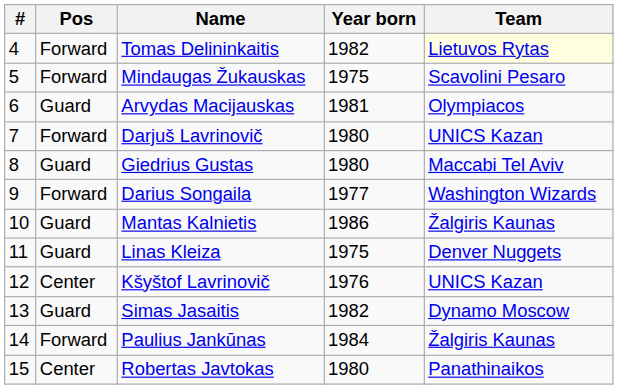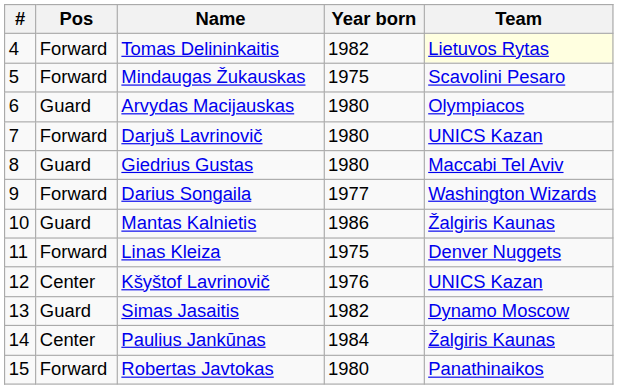(348, 106) 1981 -> (348, 106) 1980
(65, 252) Guard -> (74, 252) Forward
(74, 340) Forward -> (67, 340) Center
(67, 369) Center -> (74, 369) Forward
